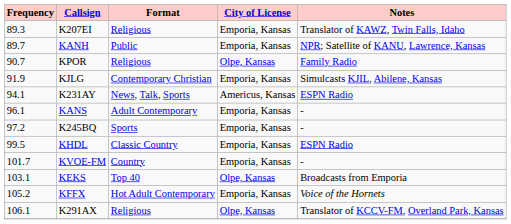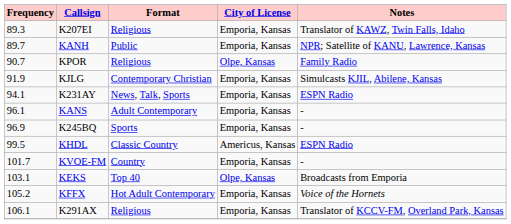(257, 95) Americus, Kansas -> (255, 95) Emporia, Kansas
(16, 128) 97.2 -> (16, 128) 96.9
(255, 144) Emporia, Kansas -> (257, 144) Americus, Kansas
(247, 210) Olpe, Kansas -> (255, 210) Emporia, Kansas
